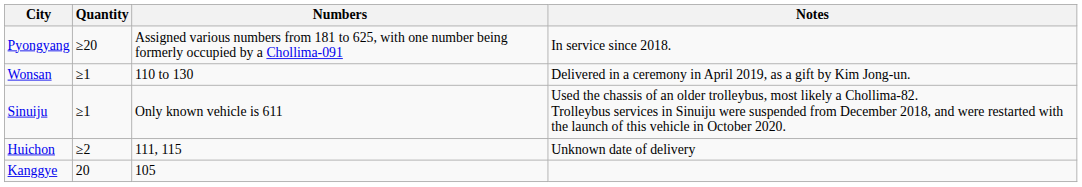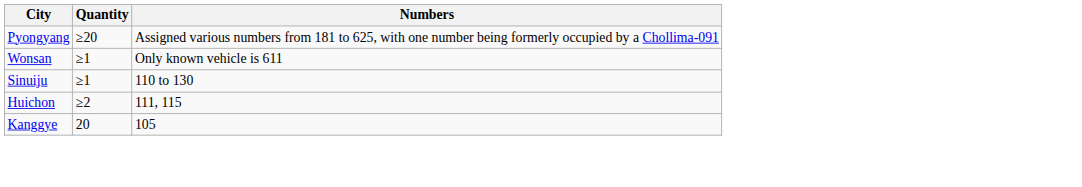- column: (812, 15)
(164, 74) 110 to 130 -> (209, 59) Only known vehicle is 611
(209, 111) Only known vehicle is 611 -> (164, 80) 110 to 130
